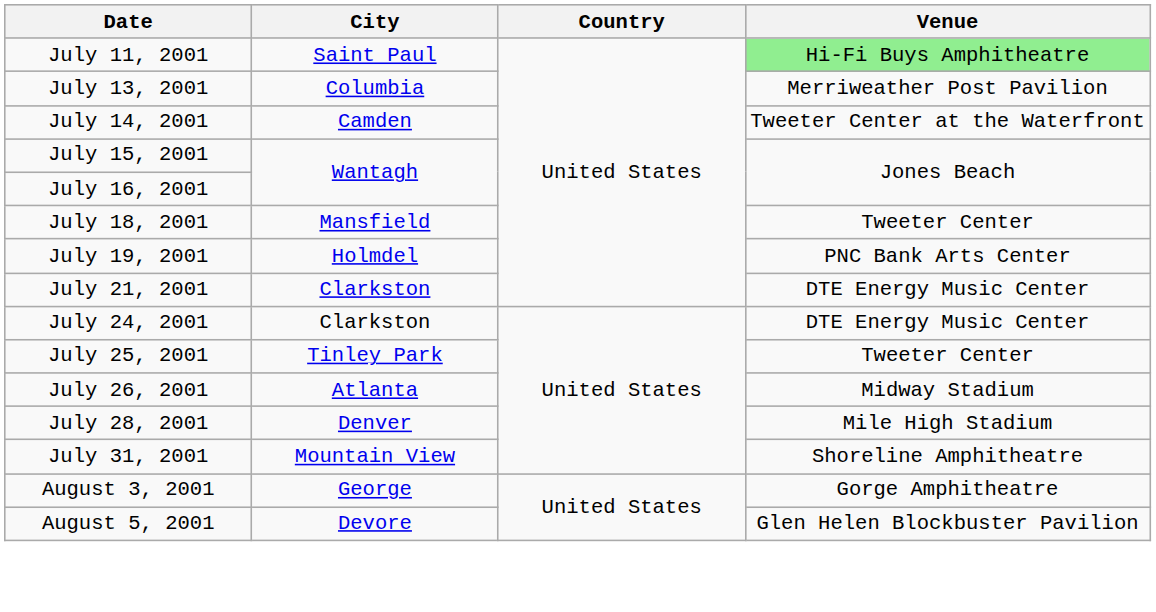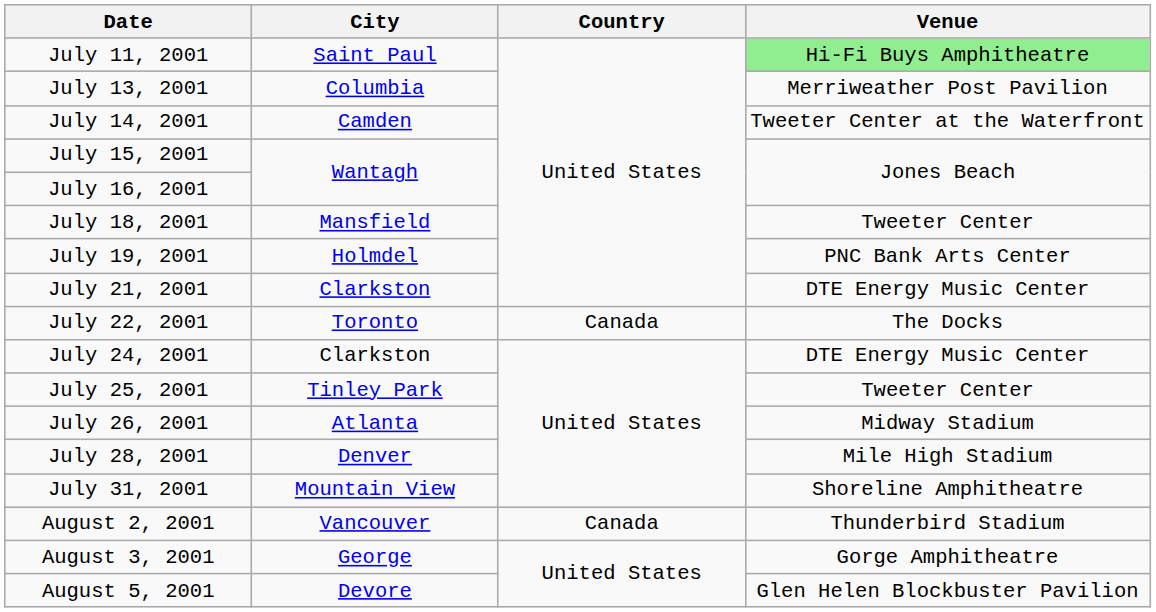+ row: (128, 323)
+ row: (128, 524)
